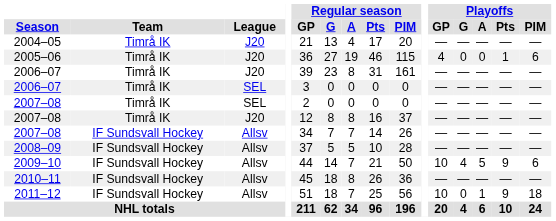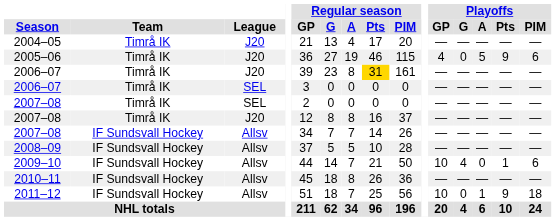(482, 57) 0 -> (482, 57) 5
(505, 57) 1 -> (505, 57) 9
(376, 72) no background -> (376, 72) gold background
(482, 163) 5 -> (482, 163) 0
(505, 163) 9 -> (505, 163) 1
